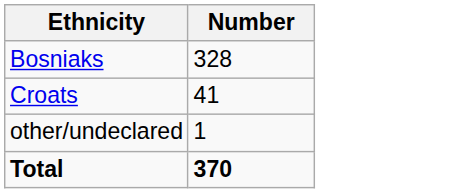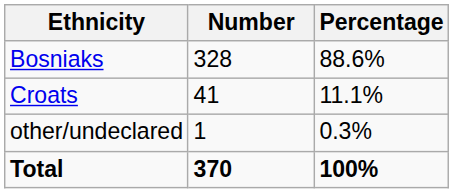+ column: (382, 22)
